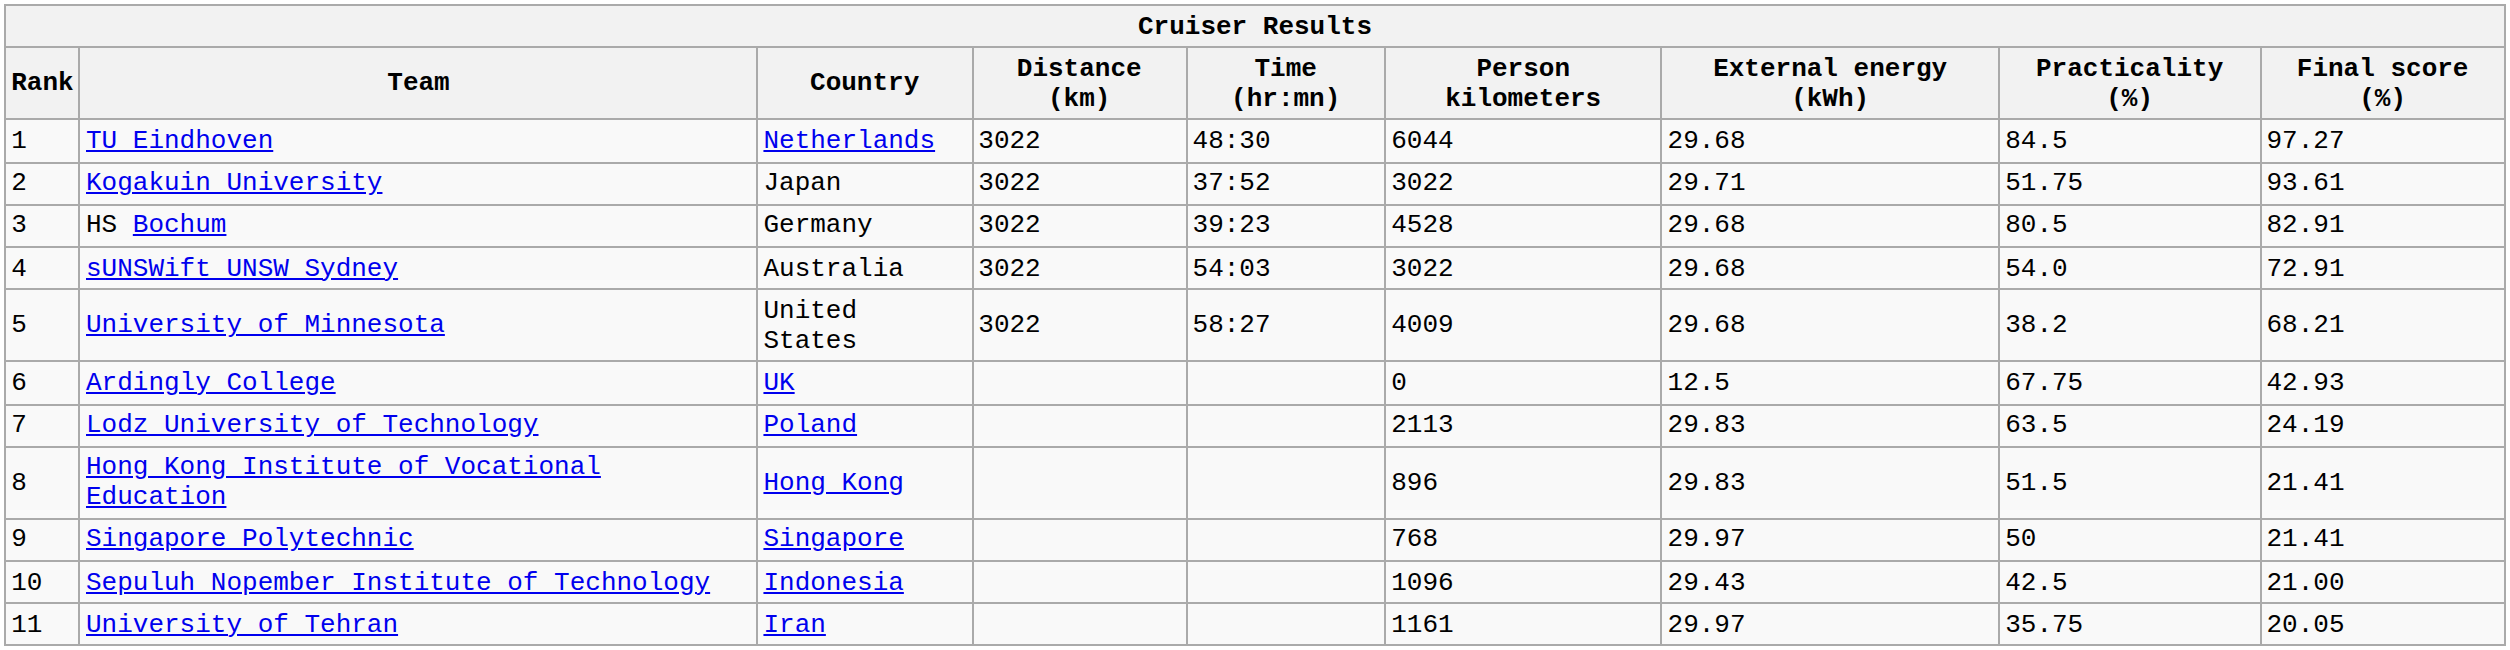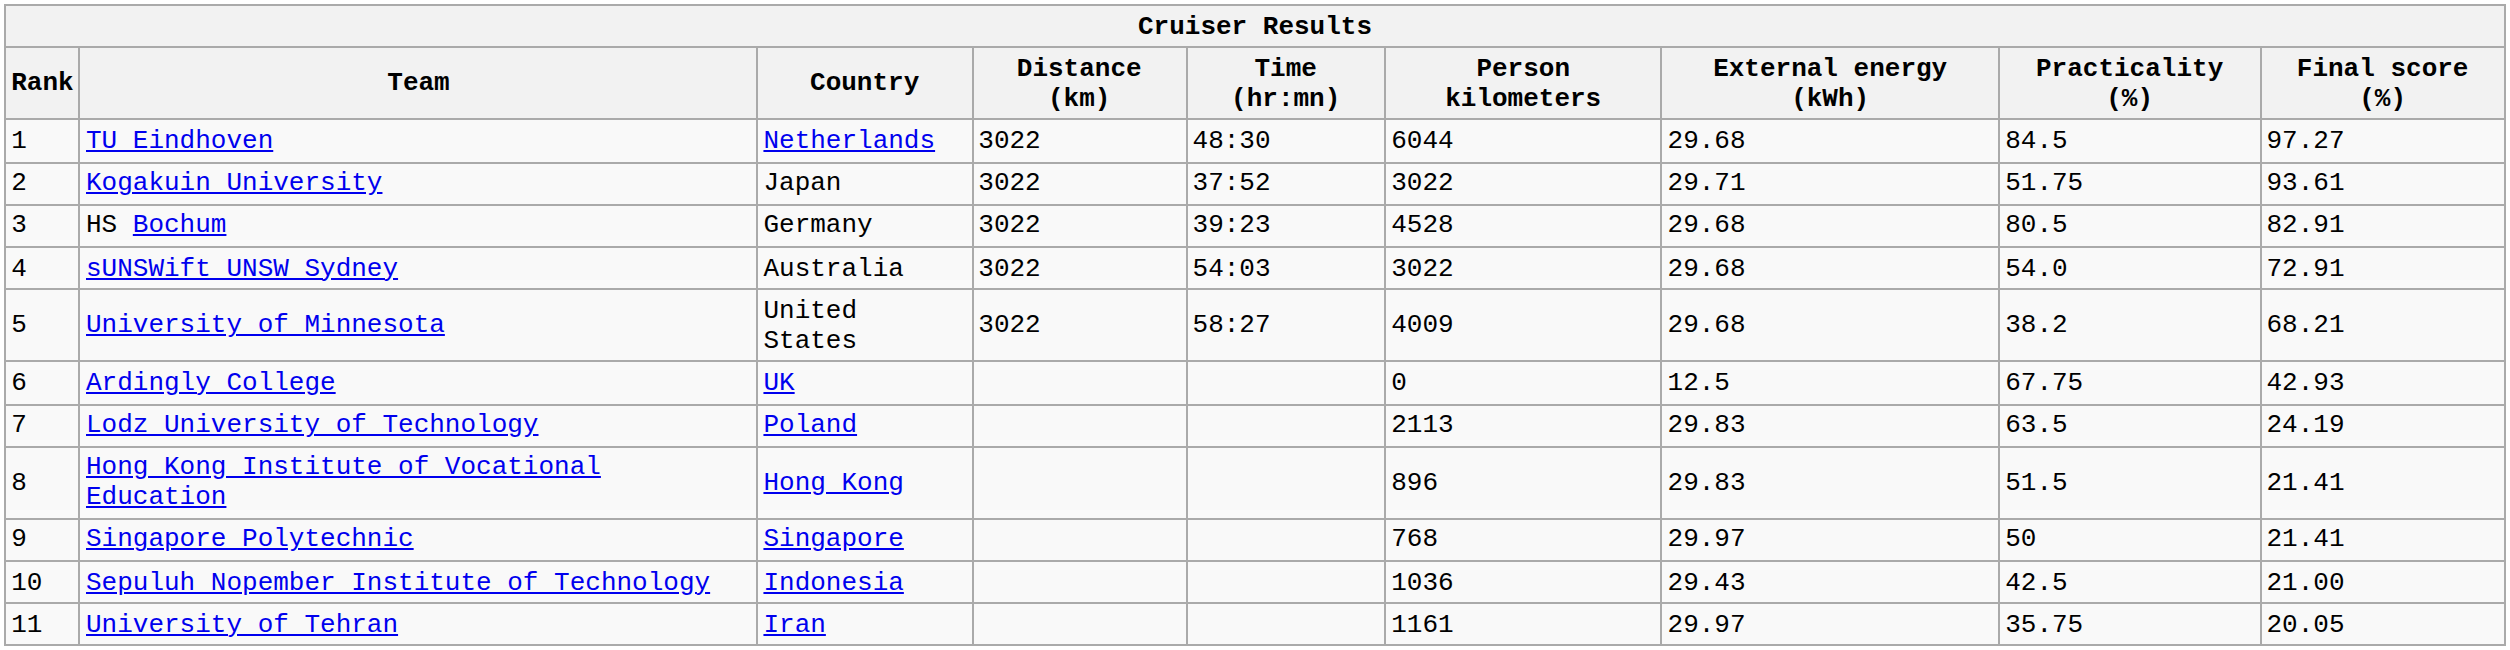(1422, 582) 1096 -> (1422, 582) 1036
